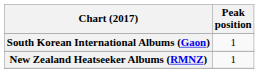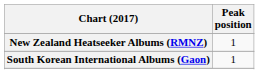rows swapped: (108, 59) <-> (108, 42)
